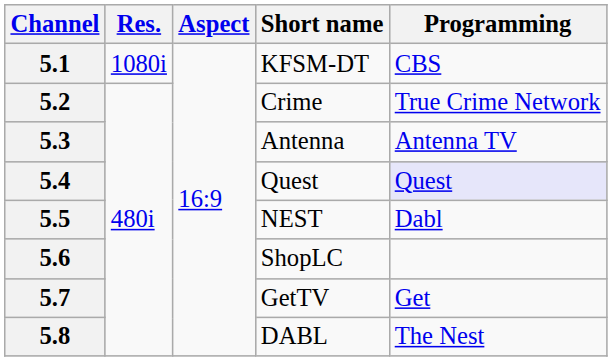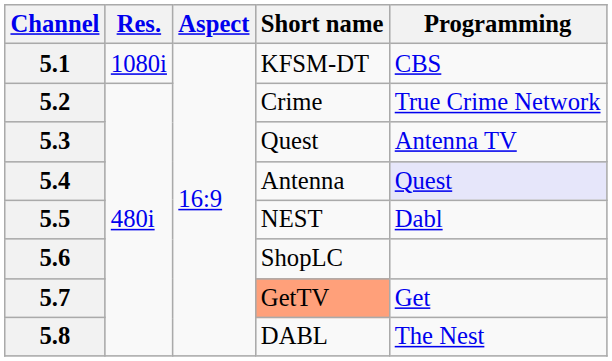(303, 141) Antenna -> (290, 141) Quest
(290, 180) Quest -> (303, 180) Antenna
(295, 297) no background -> (295, 297) lightsalmon background
